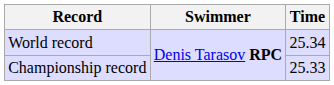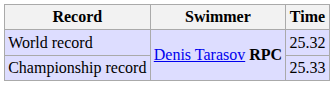(307, 42) 25.34 -> (307, 42) 25.32
